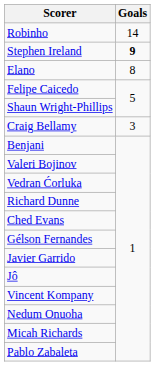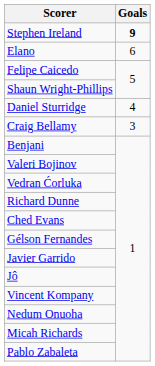- row: (27, 32)
(133, 70) 8 -> (133, 51) 6
+ row: (46, 107)
